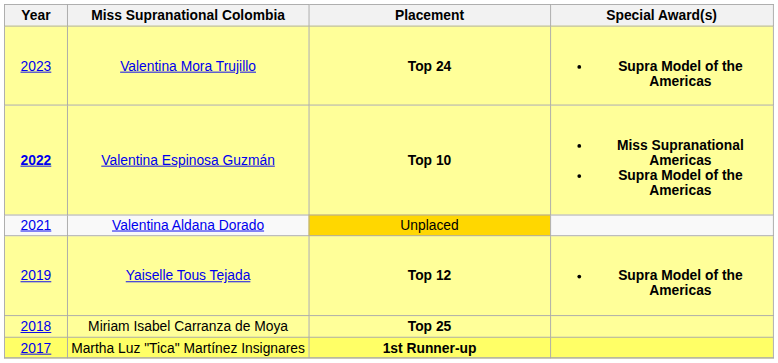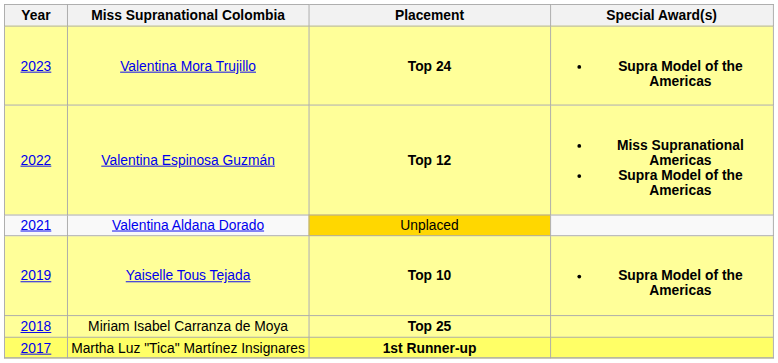(36, 160) bold -> (36, 160) normal
(430, 160) Top 10 -> (430, 160) Top 12
(430, 275) Top 12 -> (430, 275) Top 10
